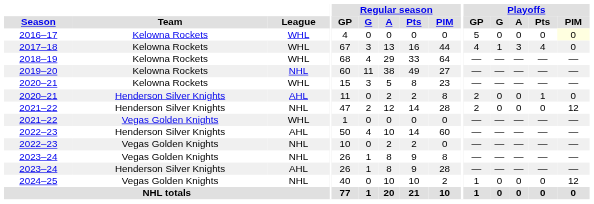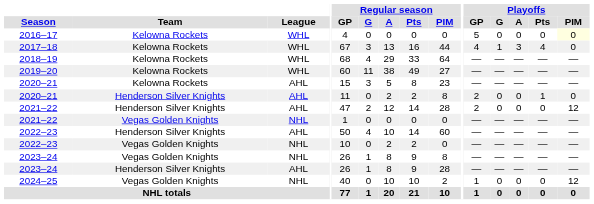(298, 71) NHL -> (298, 71) WHL
(298, 83) WHL -> (298, 83) AHL
(298, 107) NHL -> (298, 107) AHL
(298, 120) WHL -> (298, 120) NHL
